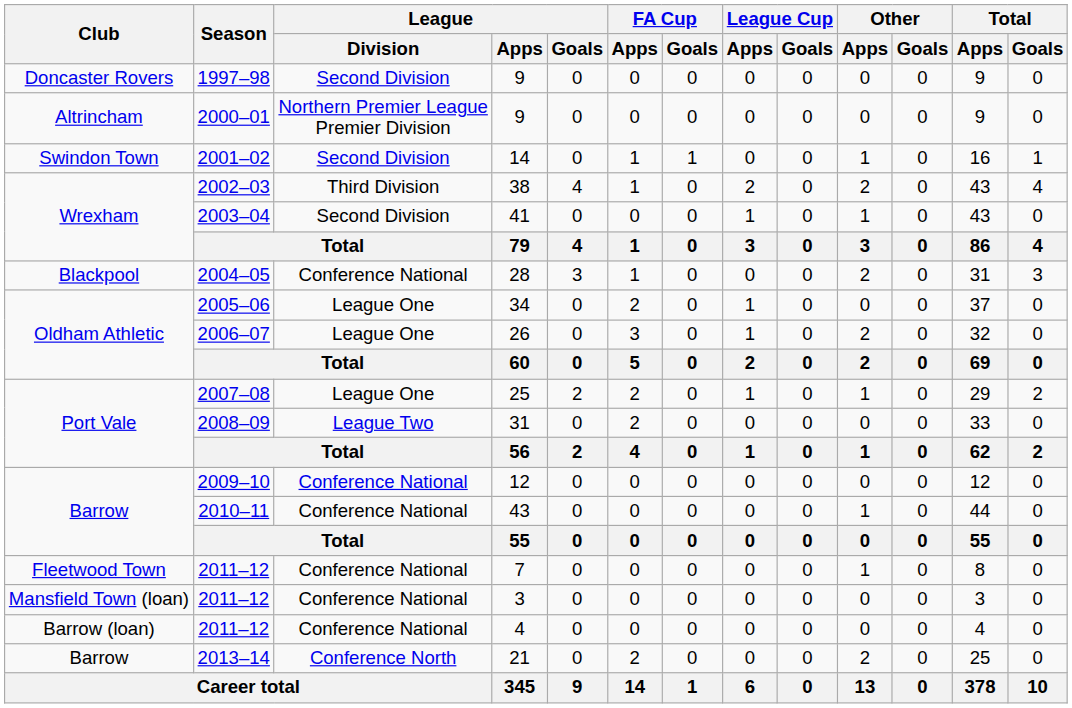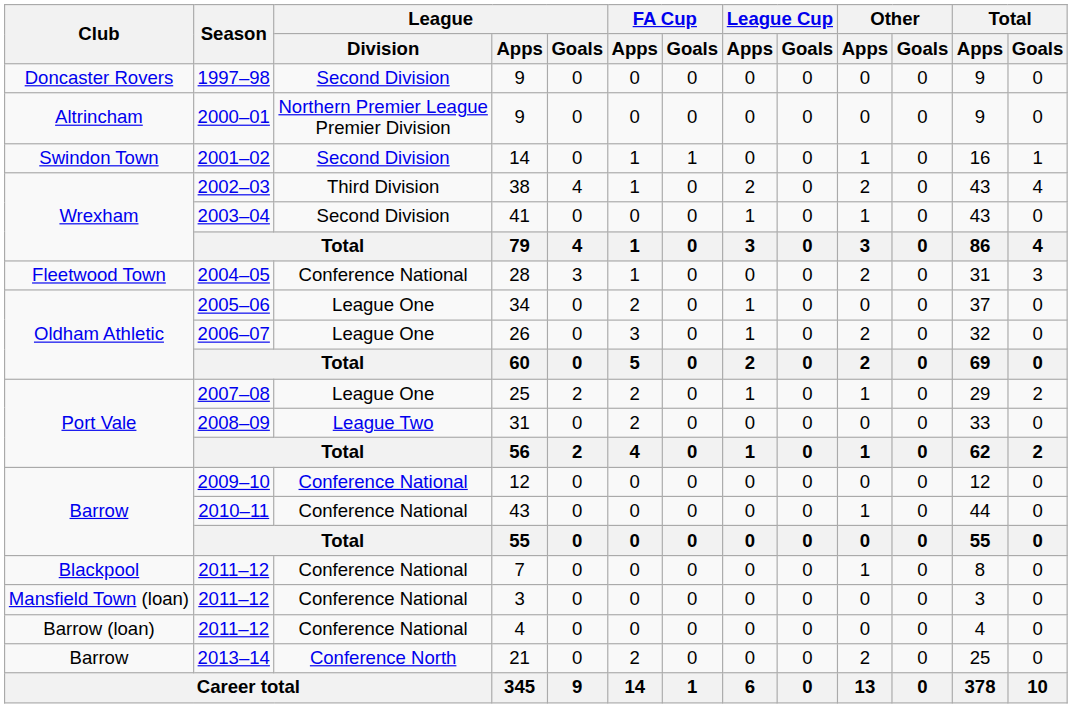(99, 275) Blackpool -> (99, 275) Fleetwood Town
(99, 569) Fleetwood Town -> (99, 569) Blackpool
